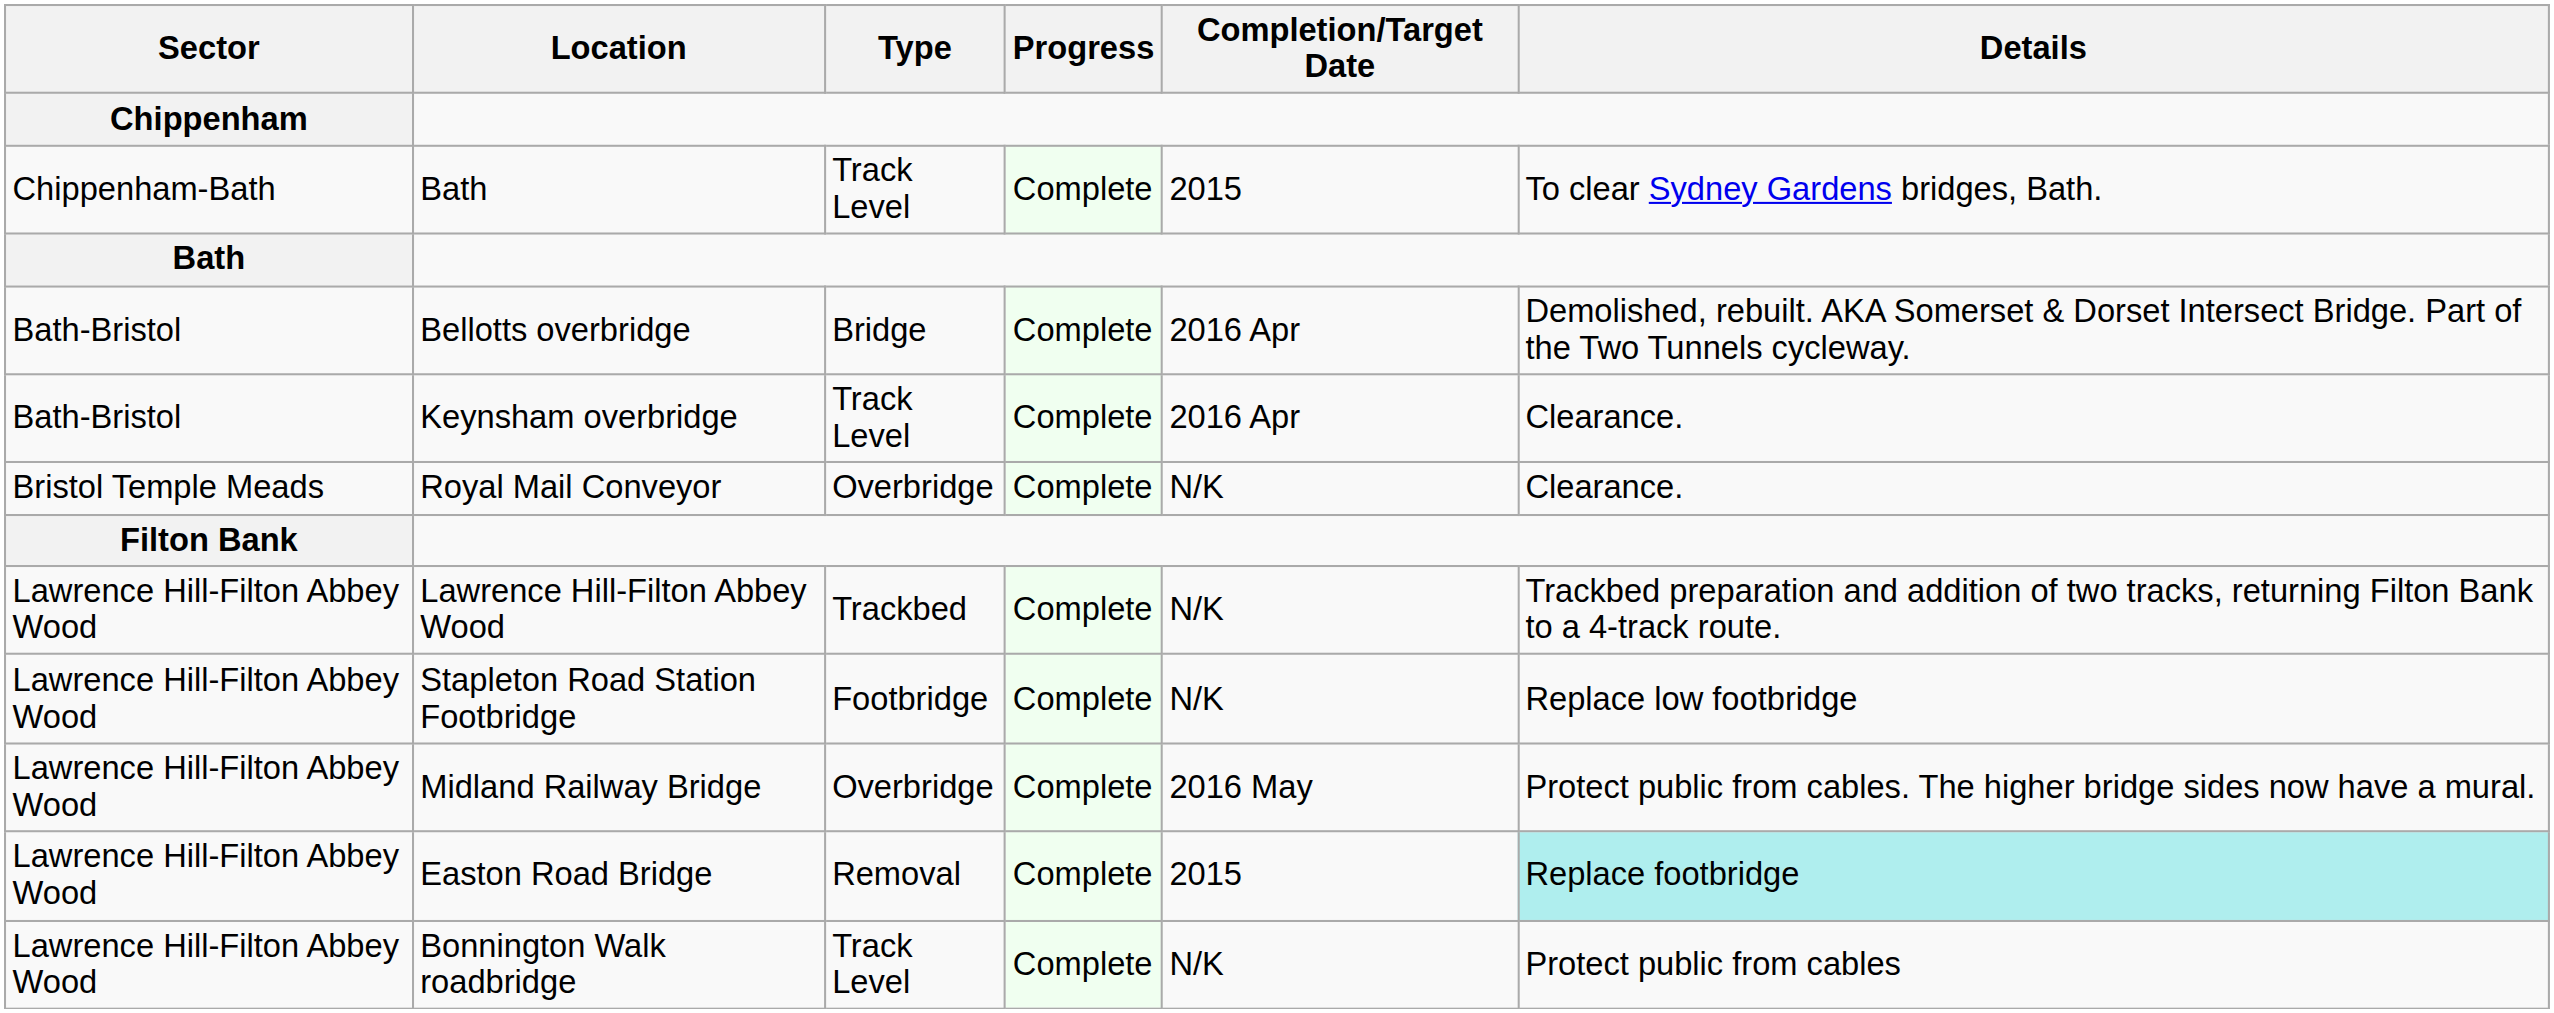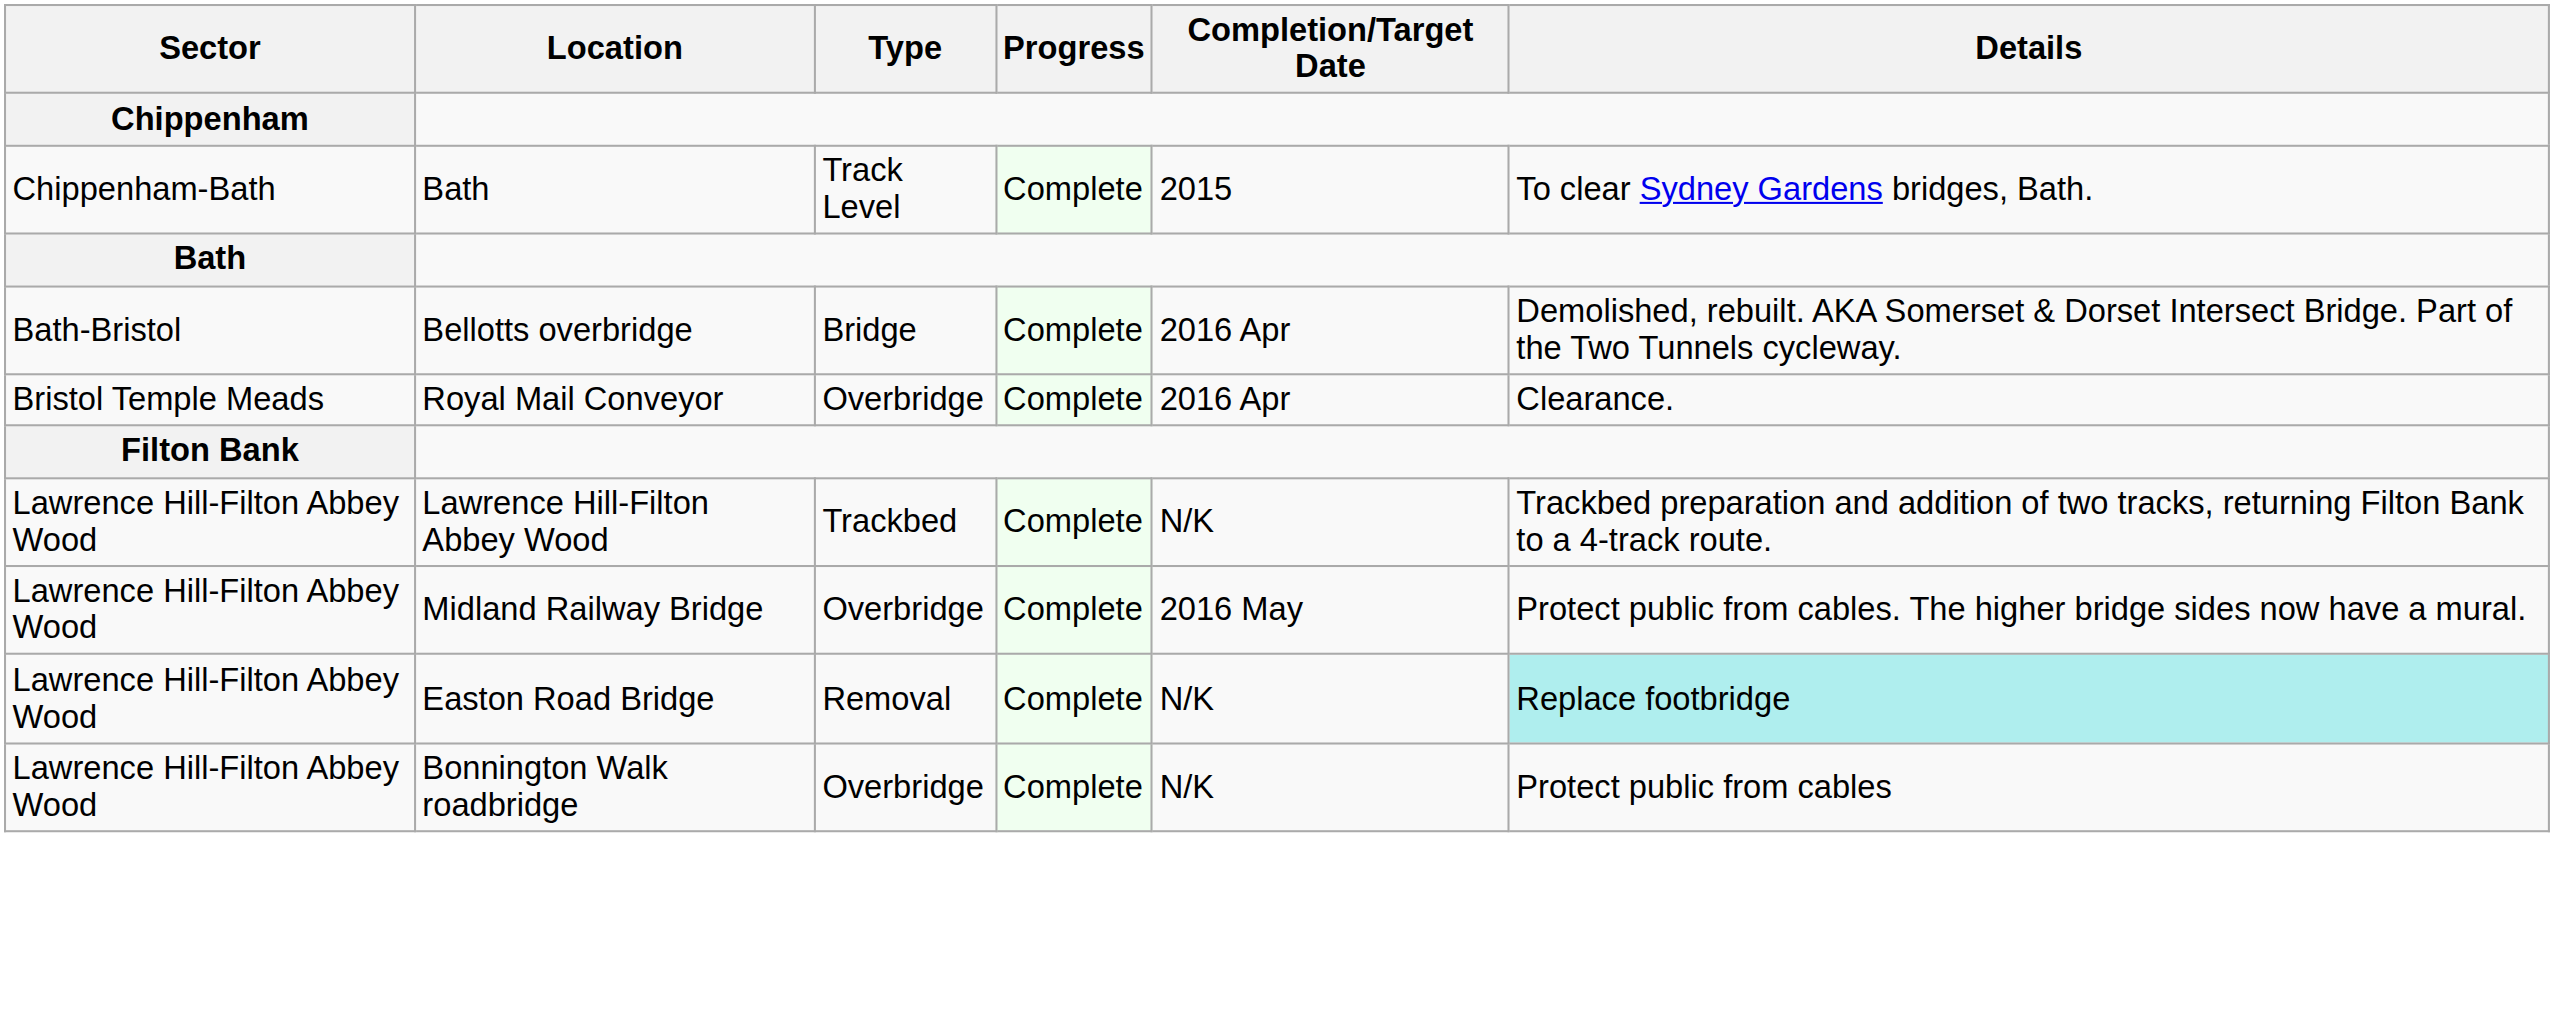- row: (579, 417)
(1197, 487) N/K -> (1225, 399) 2016 Apr
- row: (588, 698)
(1206, 875) 2015 -> (1187, 698) N/K
(872, 963) Track Level -> (903, 786) Overbridge
